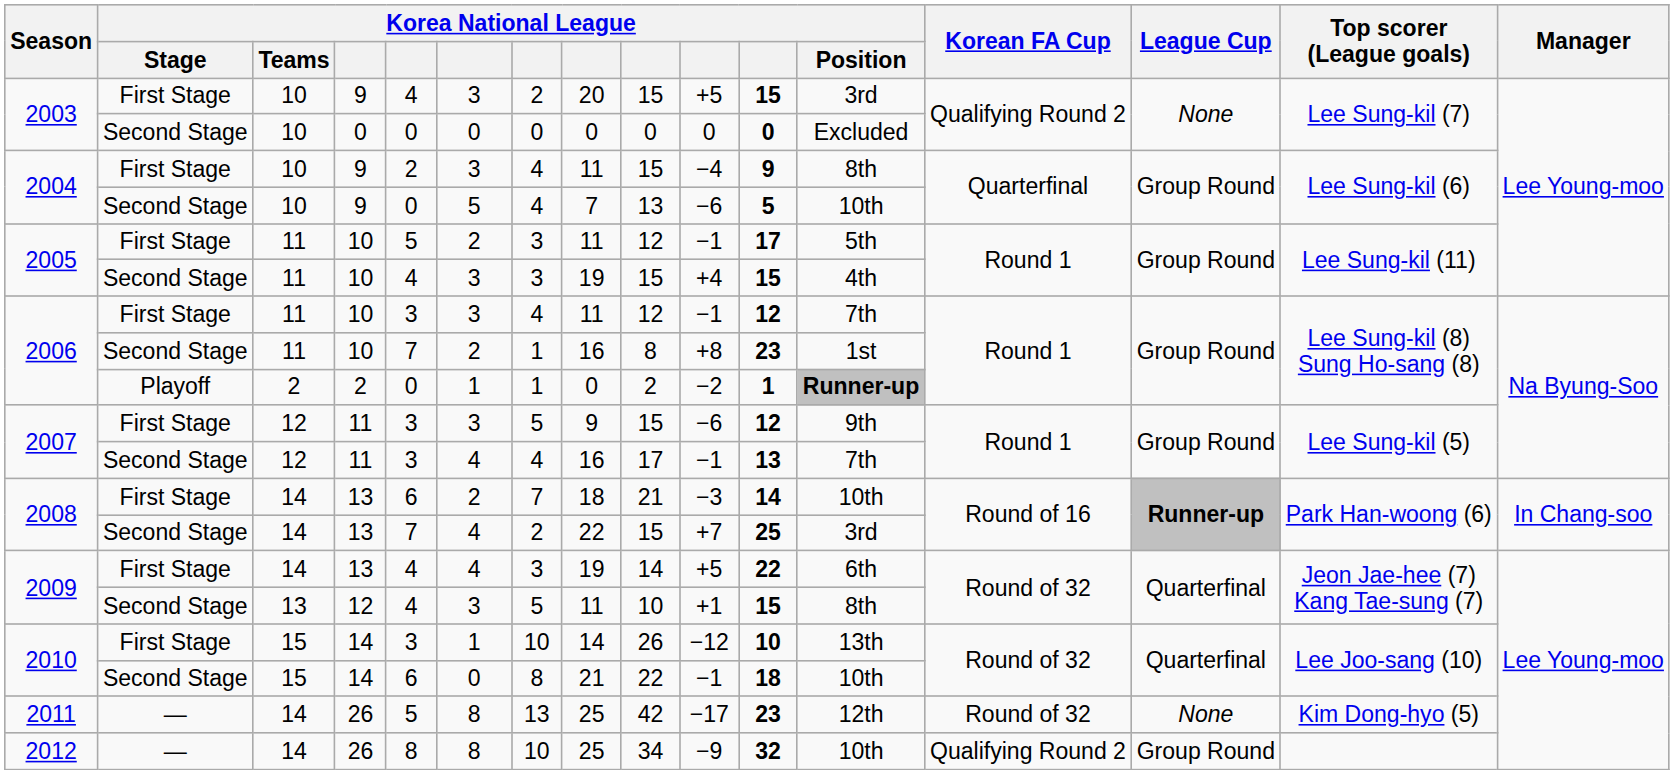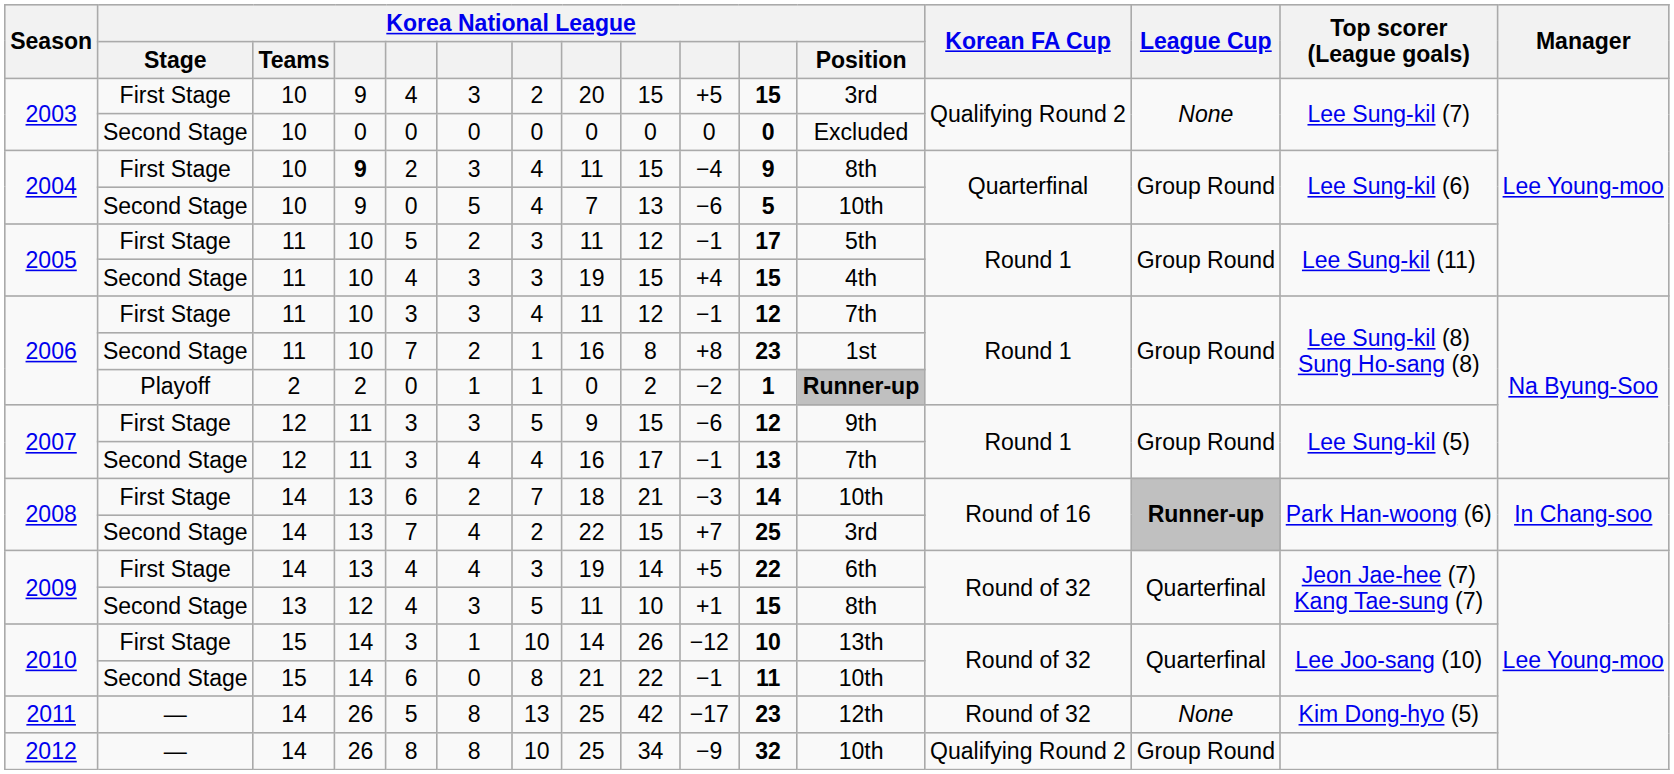(360, 169) normal -> (360, 169) bold
(768, 679) 18 -> (768, 679) 11
